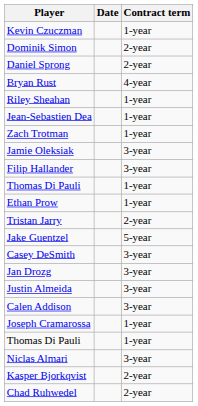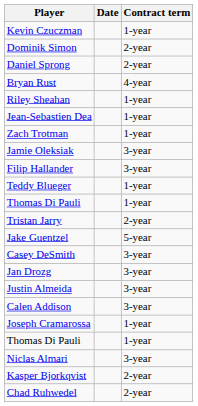+ row: (39, 185)
- row: (32, 202)
